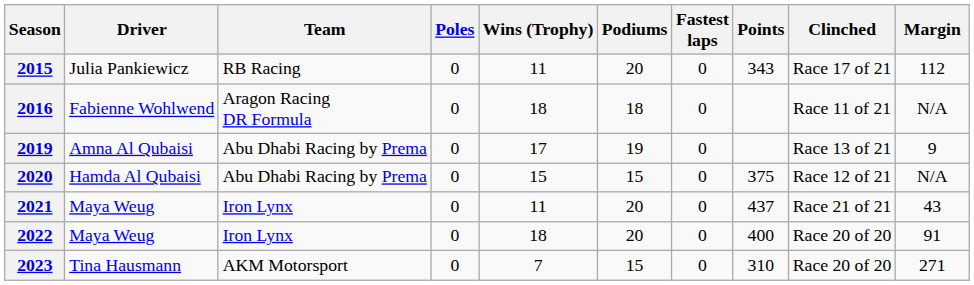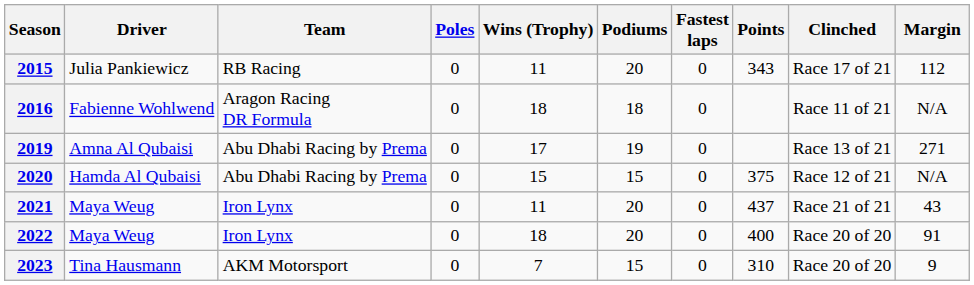(932, 147) 9 -> (932, 147) 271
(932, 264) 271 -> (932, 264) 9
